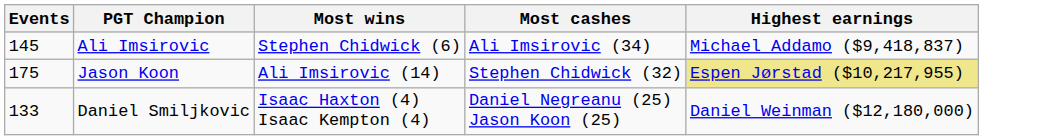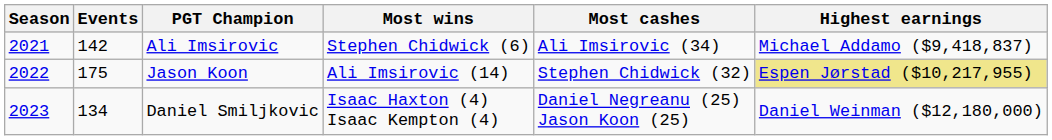+ column: (39, 18)
(24, 46) 145 -> (93, 46) 142
(24, 111) 133 -> (93, 111) 134
